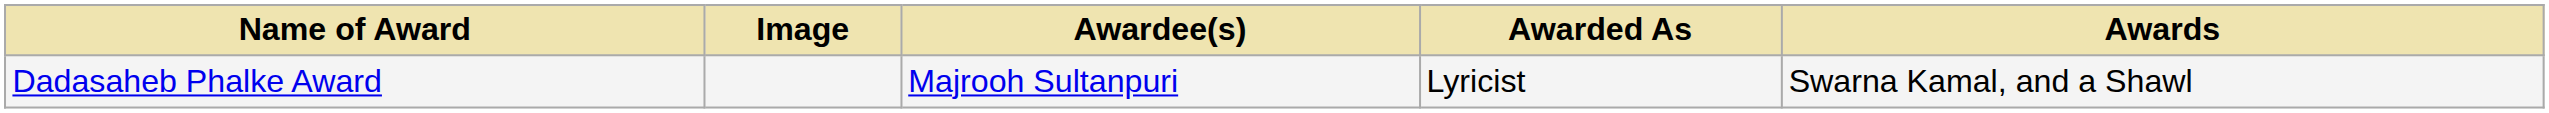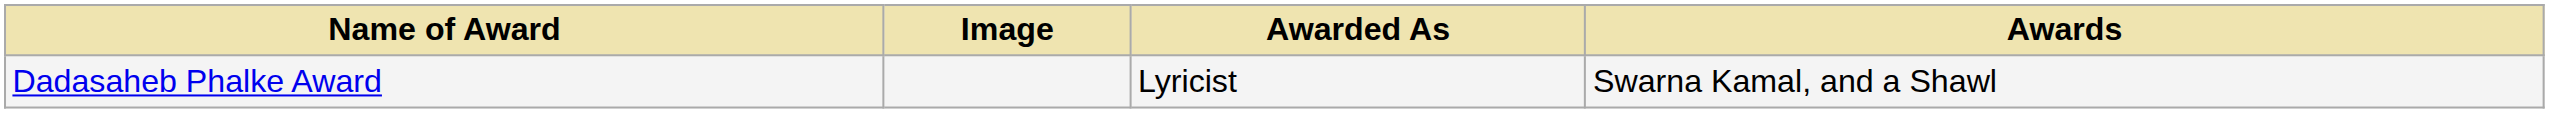- column: (1160, 30)
